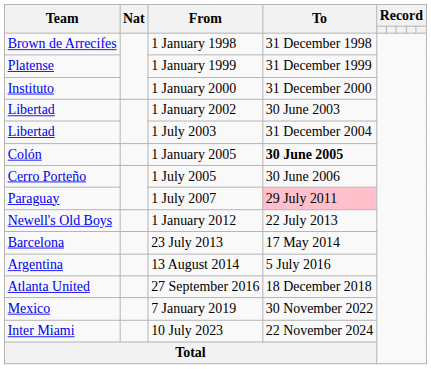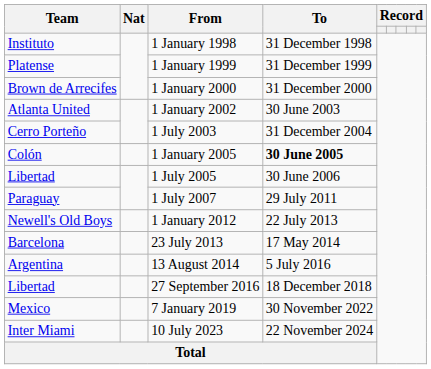(62, 44) Brown de Arrecifes -> (31, 44) Instituto
(31, 88) Instituto -> (62, 88) Brown de Arrecifes
(31, 110) Libertad -> (49, 110) Atlanta United
(31, 132) Libertad -> (47, 132) Cerro Porteño
(47, 176) Cerro Porteño -> (31, 176) Libertad
(302, 198) pink background -> (302, 198) no background
(49, 286) Atlanta United -> (31, 286) Libertad
